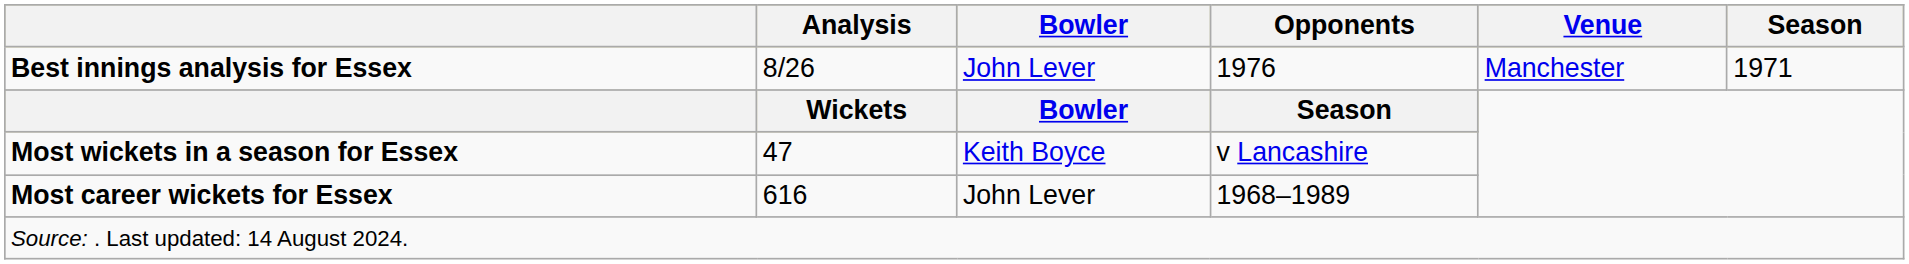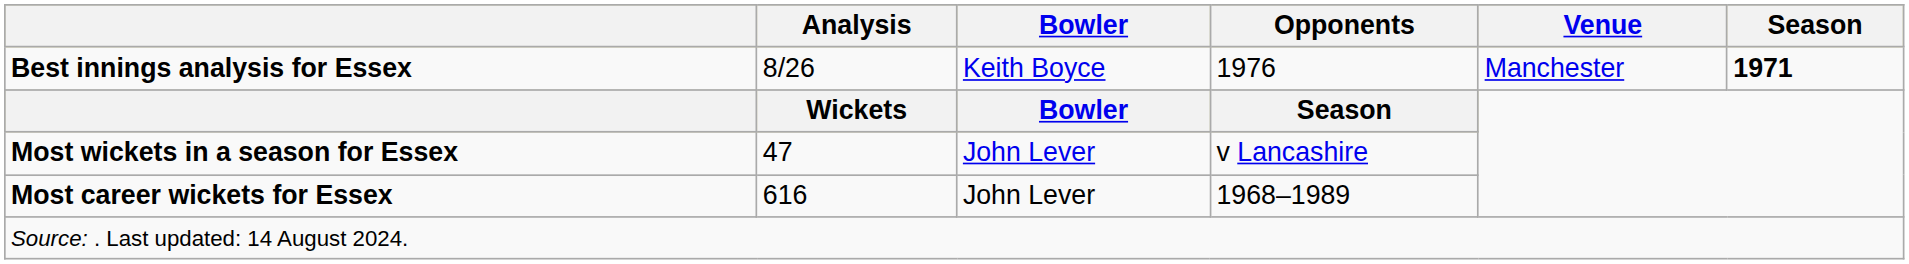(1029, 68) John Lever -> (1034, 68) Keith Boyce
(1763, 68) normal -> (1763, 68) bold
(1034, 152) Keith Boyce -> (1029, 152) John Lever
